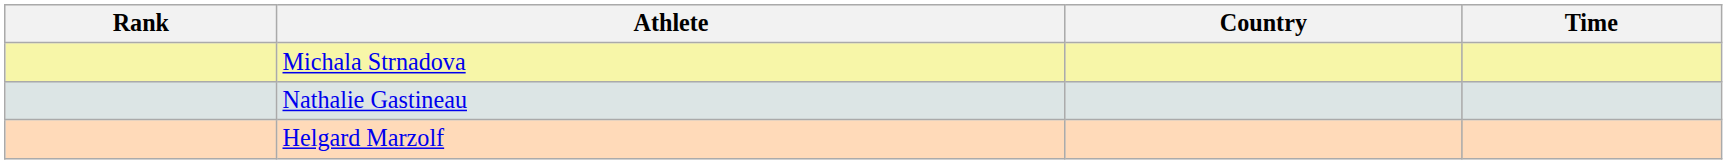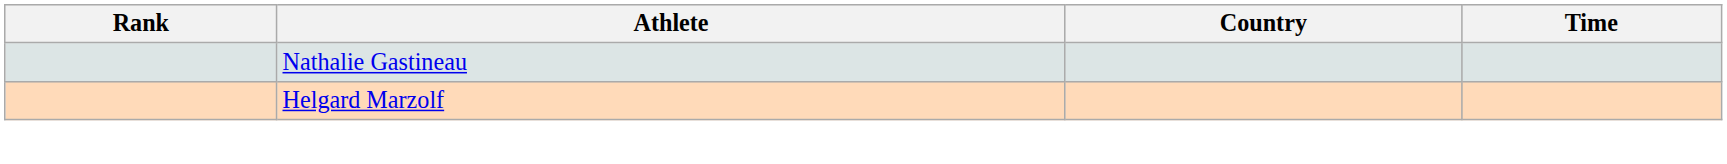- row: (374, 61)
